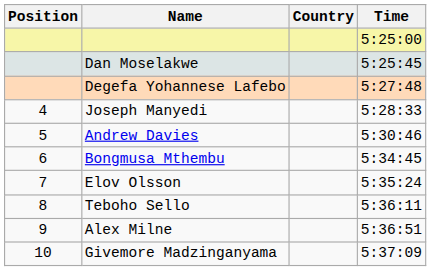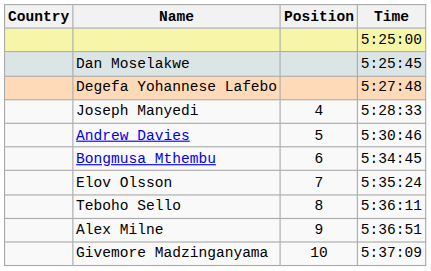columns swapped: (43, 16) <-> (323, 16)
